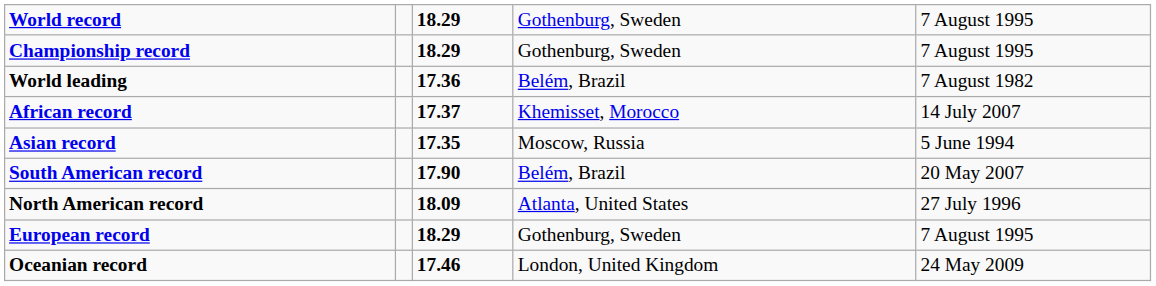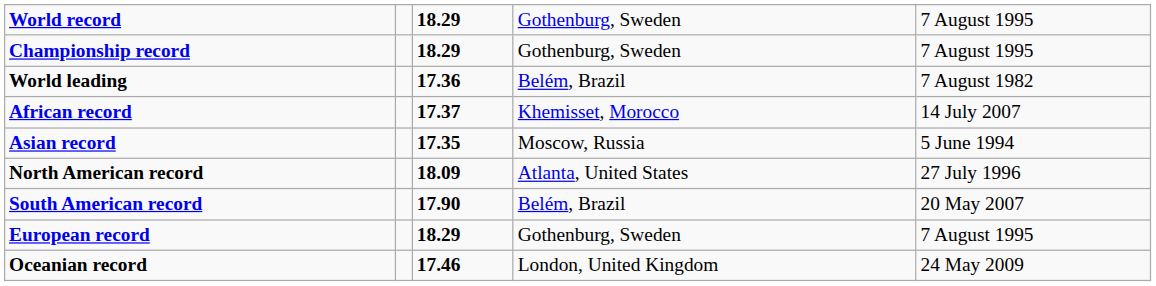rows swapped: (106, 204) <-> (106, 173)
